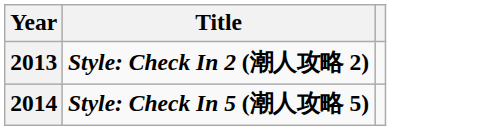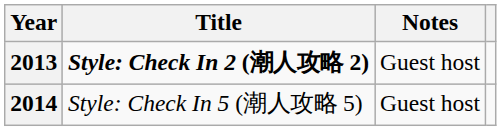+ column: (430, 23)
(219, 103) bold -> (215, 103) normal
